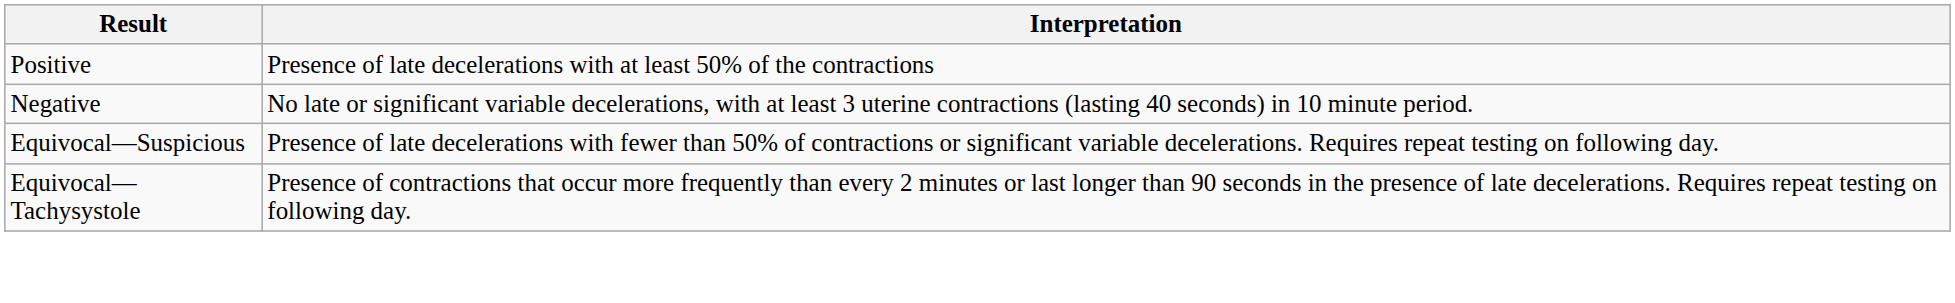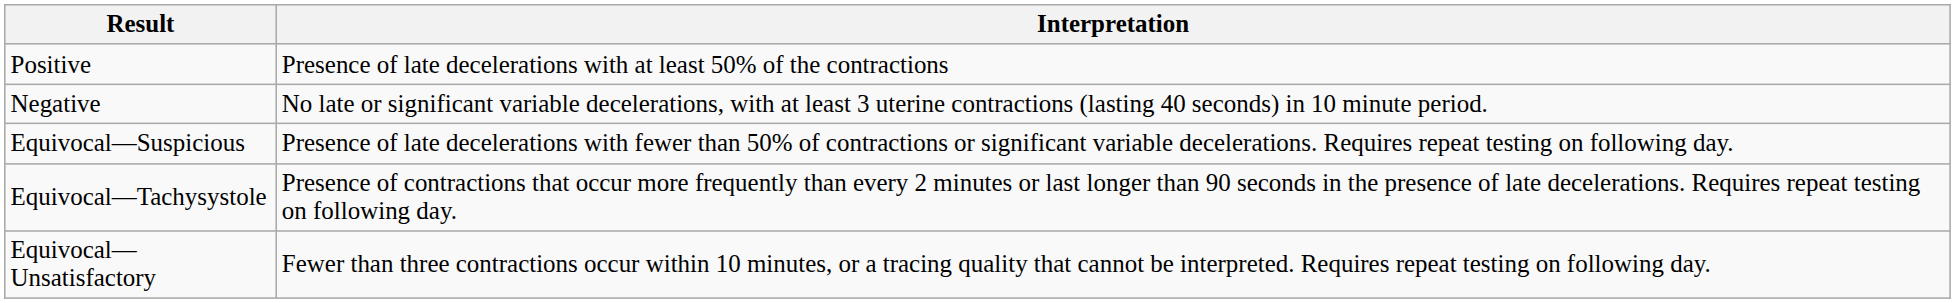+ row: (83, 264)
